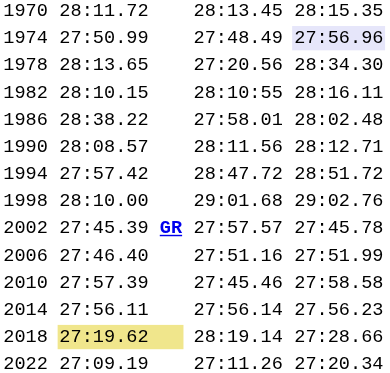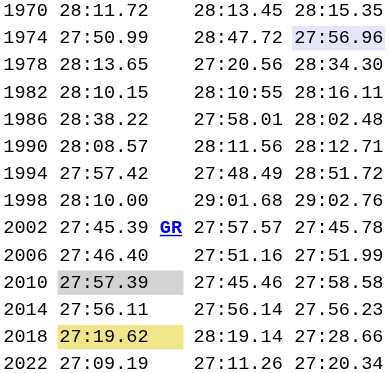(238, 38) 27:48.49 -> (238, 38) 28:47.72
(238, 174) 28:47.72 -> (238, 174) 27:48.49
(104, 283) no background -> (104, 283) lightgrey background
